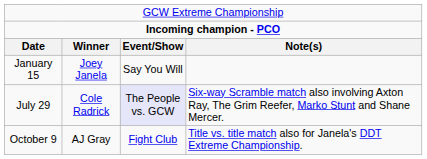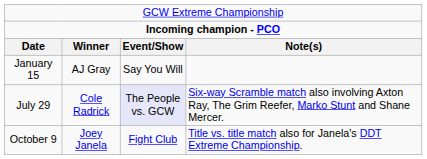(91, 70) Joey Janela -> (91, 70) AJ Gray
(91, 140) AJ Gray -> (91, 140) Joey Janela
